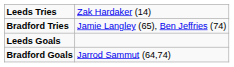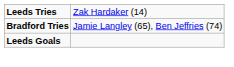- row: (40, 54)
